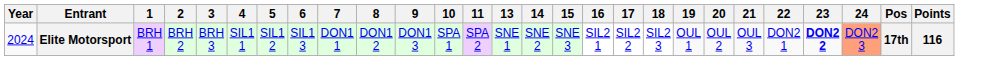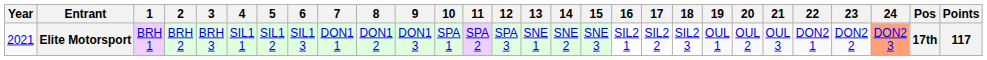+ column: (506, 13)
(21, 39) 2024 -> (21, 39) 2021
(823, 39) bold -> (851, 39) normal
(932, 39) 116 -> (961, 39) 117
